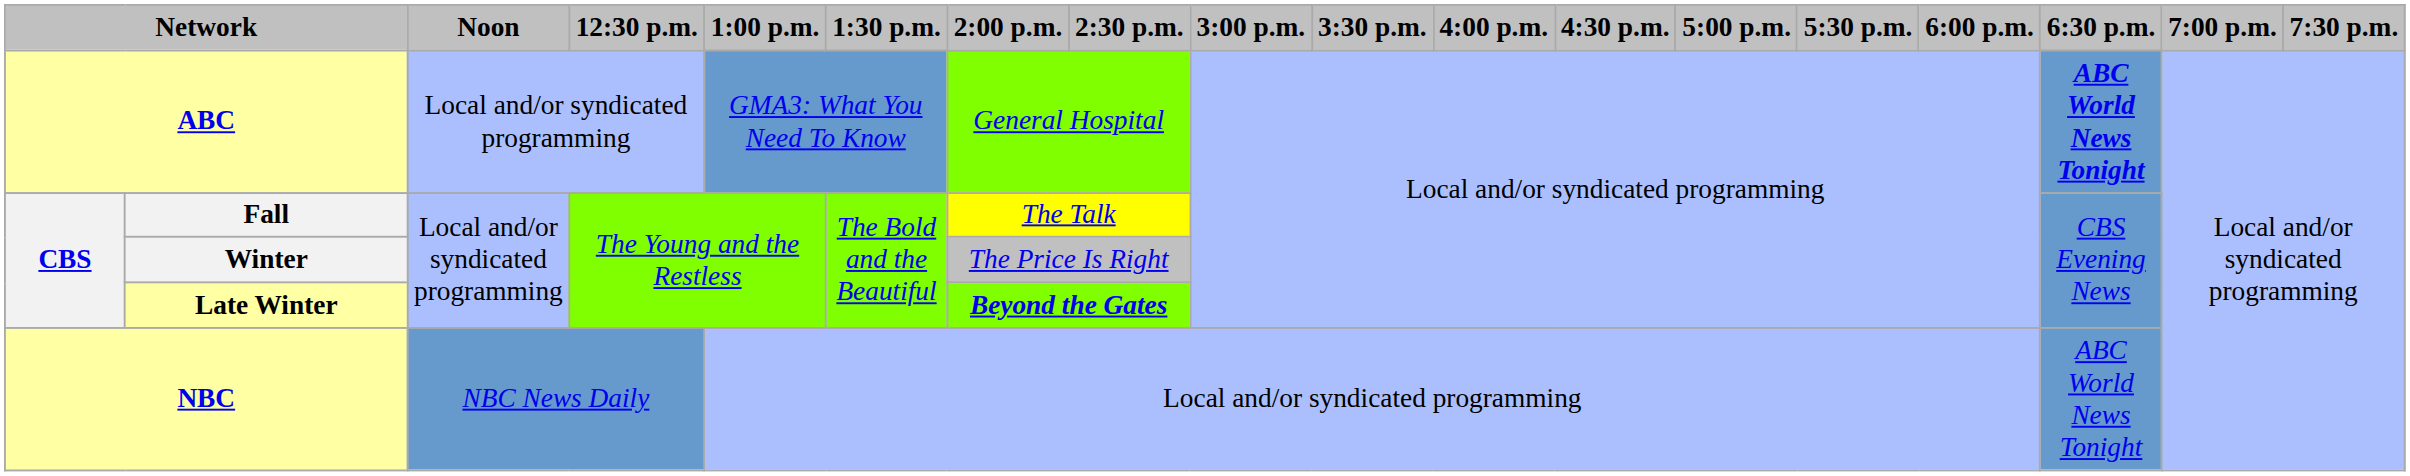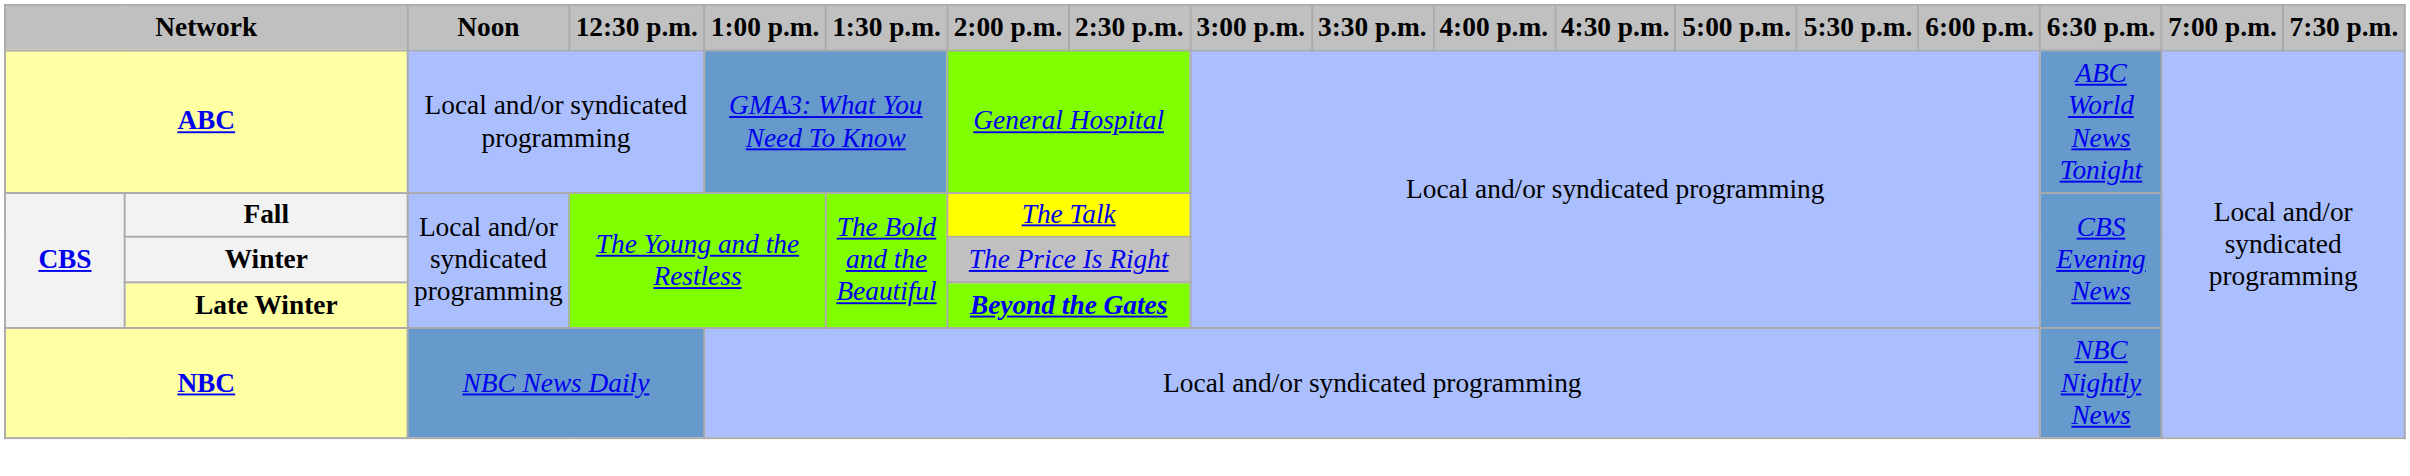(2101, 121) bold -> (2101, 121) normal
(2101, 398) ABC World News Tonight -> (2101, 382) NBC Nightly News
